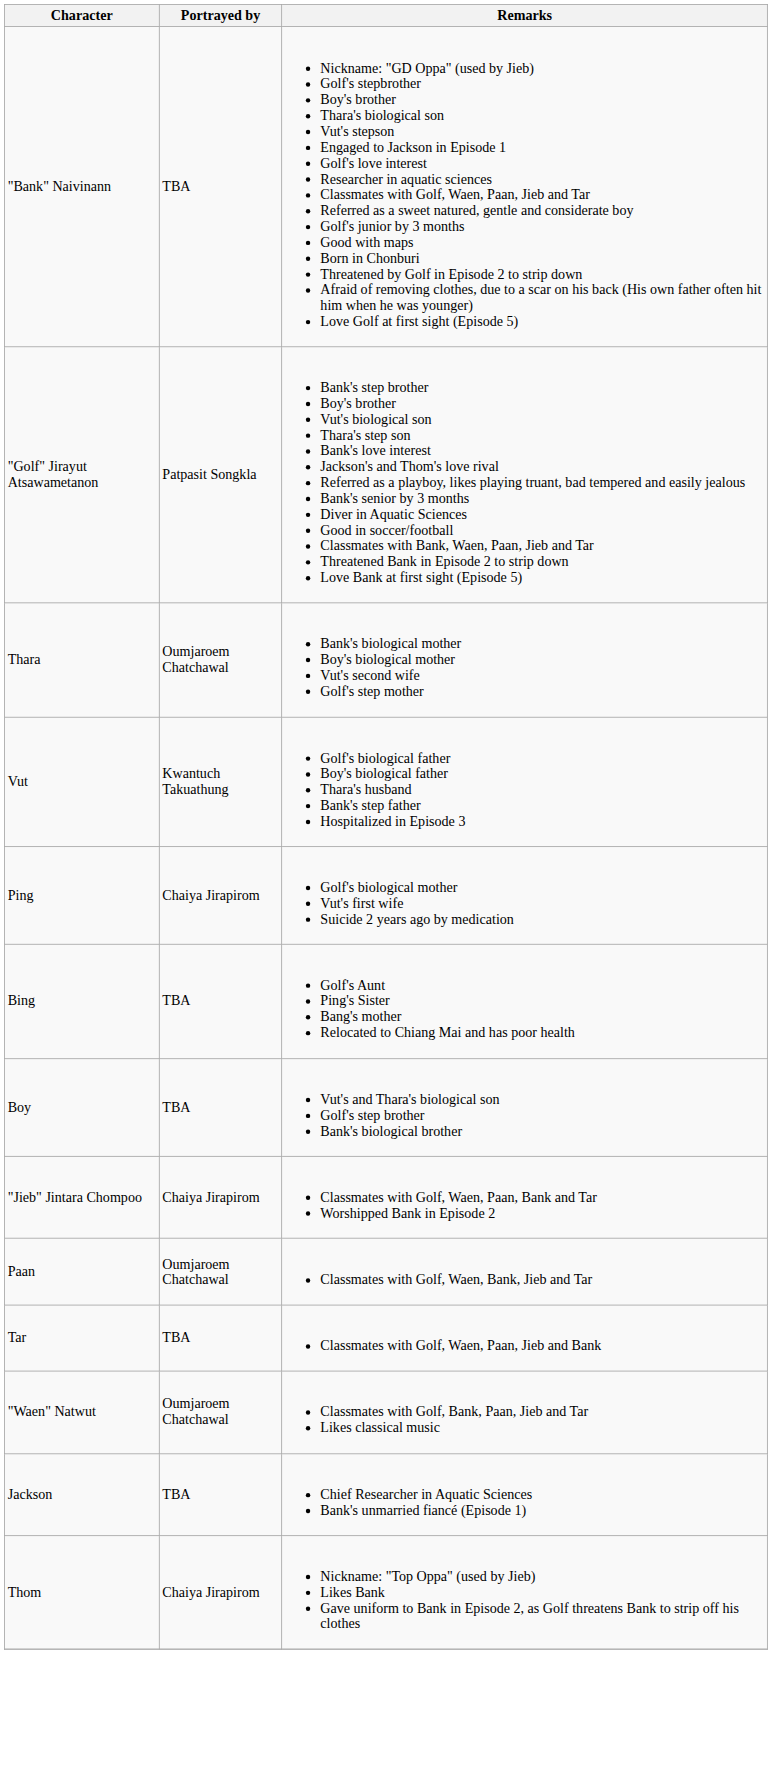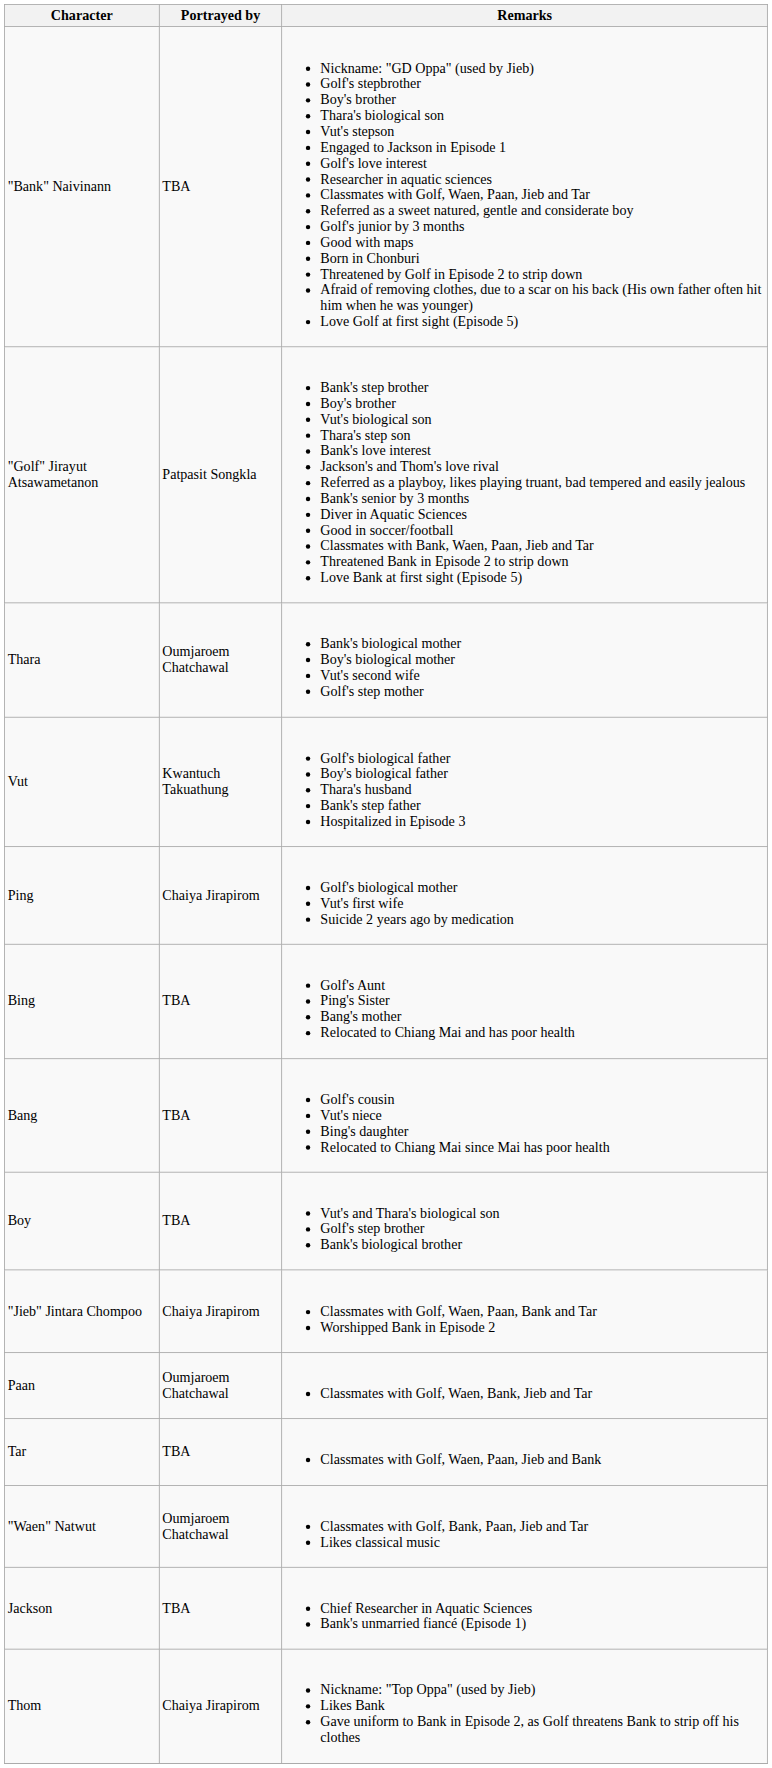+ row: (23, 1115)
